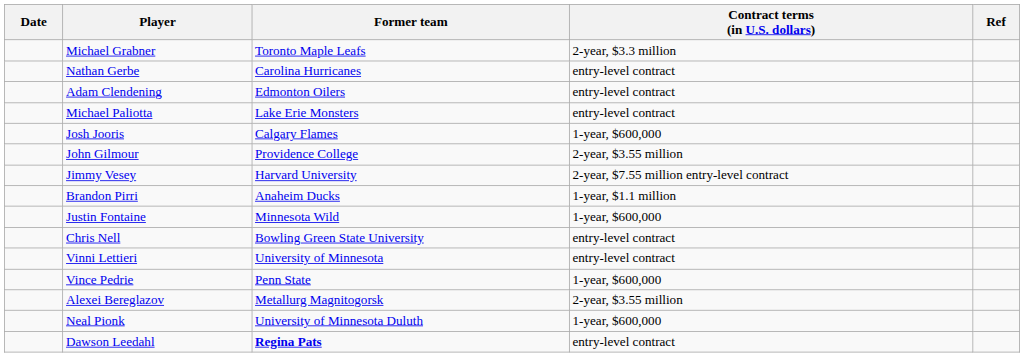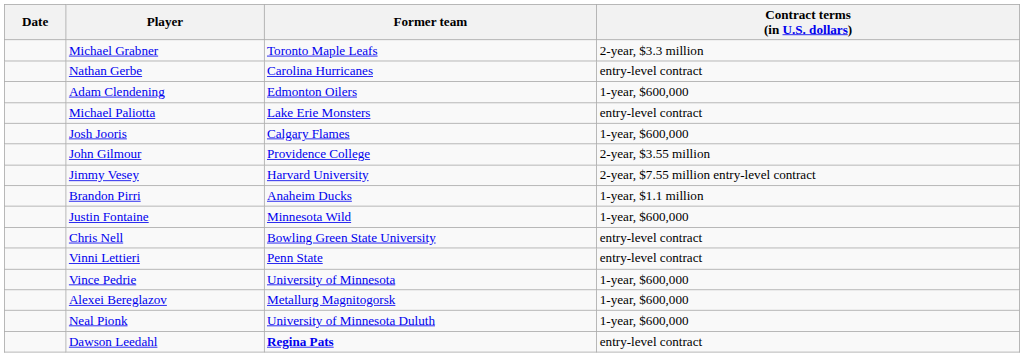- column: (996, 22)
(624, 92) entry-level contract -> (644, 92) 1-year, $600,000
(319, 258) University of Minnesota -> (295, 258) Penn State
(283, 279) Penn State -> (331, 279) University of Minnesota
(628, 300) 2-year, $3.55 million -> (644, 300) 1-year, $600,000
